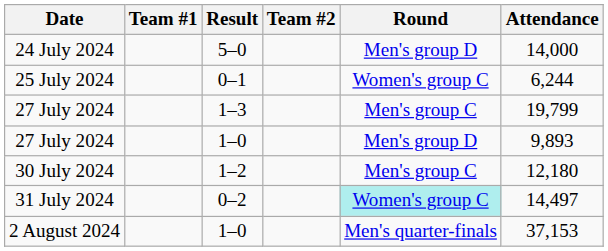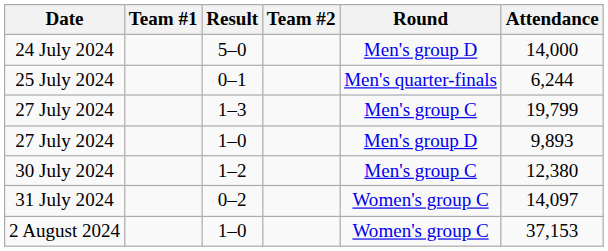(421, 79) Women's group C -> (421, 79) Men's quarter-finals
(552, 170) 12,180 -> (552, 170) 12,380
(421, 200) paleturquoise background -> (421, 200) no background
(552, 200) 14,497 -> (552, 200) 14,097
(421, 230) Men's quarter-finals -> (421, 230) Women's group C
